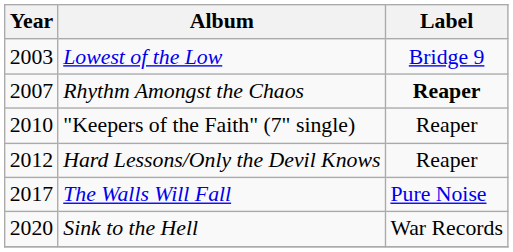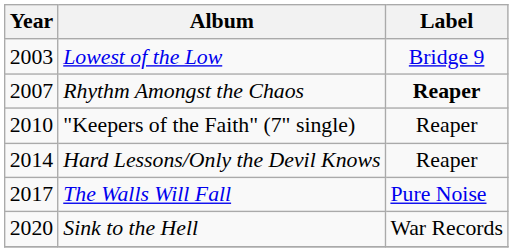(31, 159) 2012 -> (31, 159) 2014
